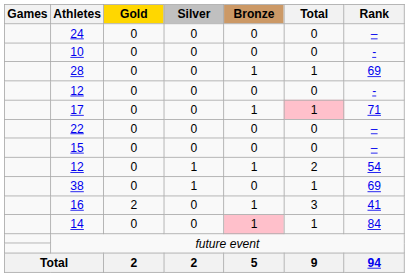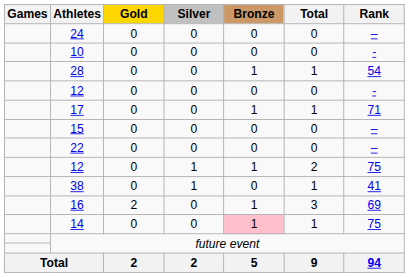(374, 72) 69 -> (374, 72) 54
(314, 110) pink background -> (314, 110) no background
rows swapped: (77, 148) <-> (77, 129)
(374, 167) 54 -> (374, 167) 75
(374, 186) 69 -> (374, 186) 41
(374, 205) 41 -> (374, 205) 69
(374, 225) 84 -> (374, 225) 75
